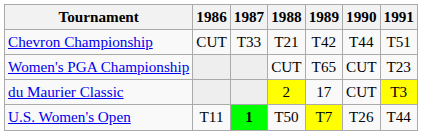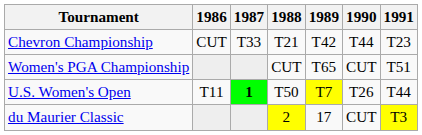(399, 42) T51 -> (399, 42) T23
(399, 67) T23 -> (399, 67) T51
rows swapped: (69, 117) <-> (66, 92)
